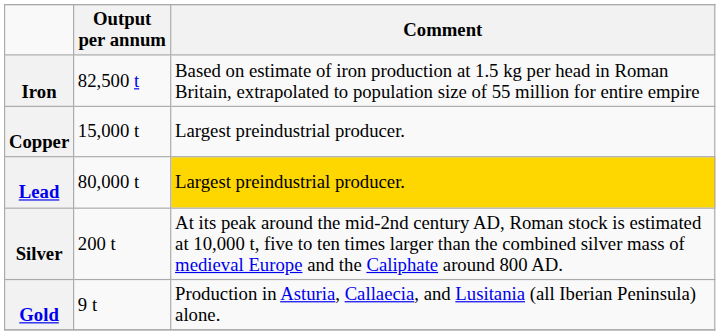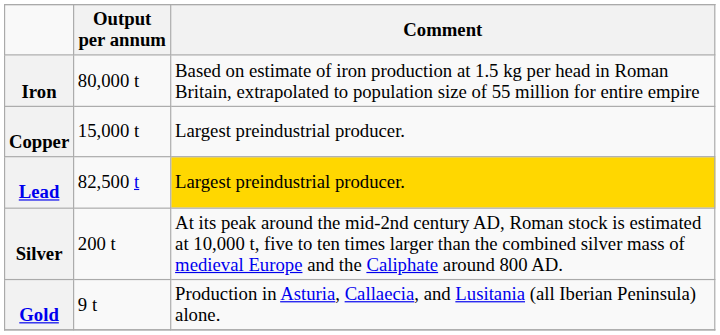(109, 80) 82,500 t -> (109, 80) 80,000 t
(109, 182) 80,000 t -> (109, 182) 82,500 t
